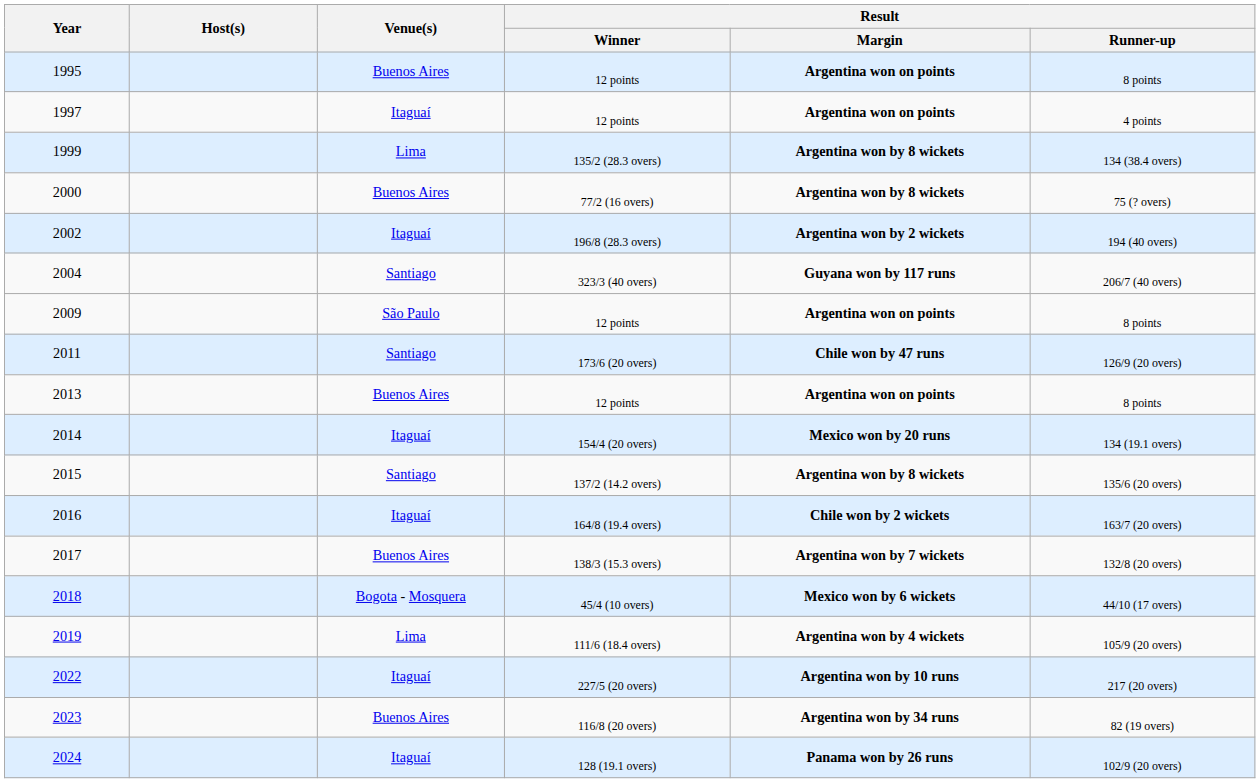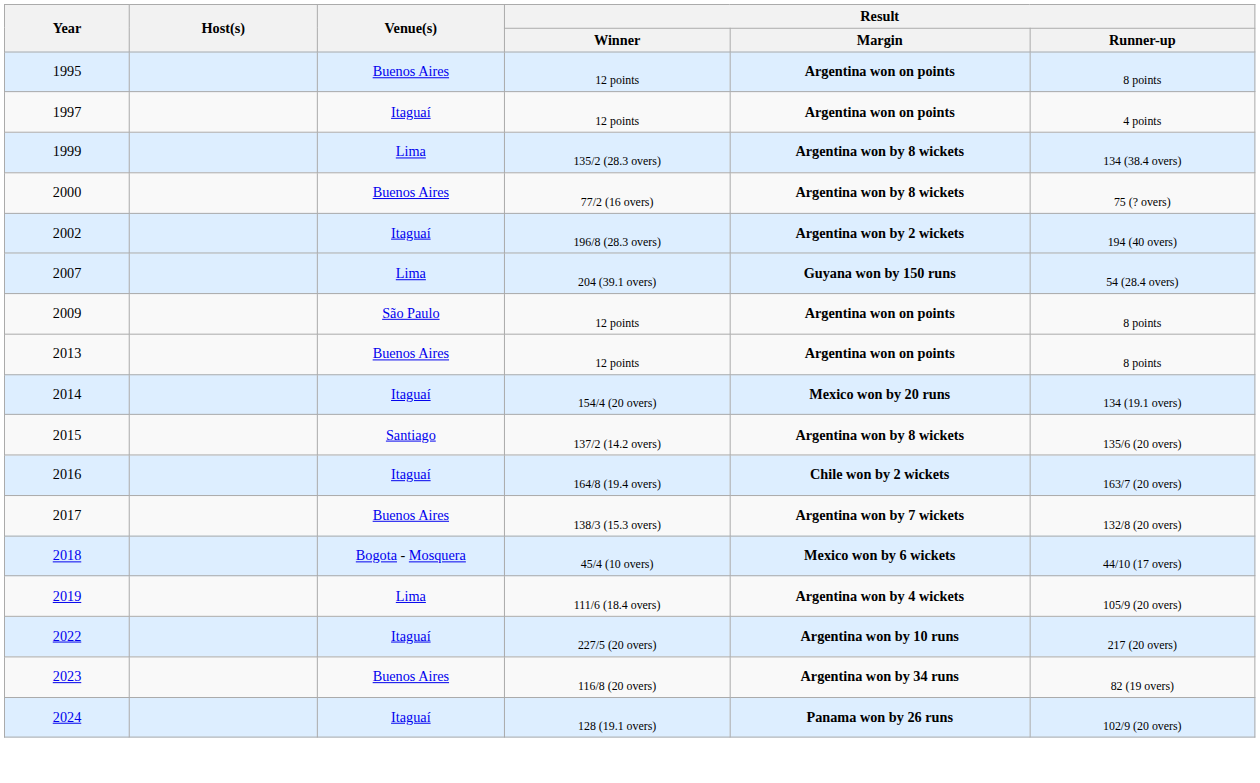- row: (67, 273)
+ row: (67, 273)
- row: (67, 354)
